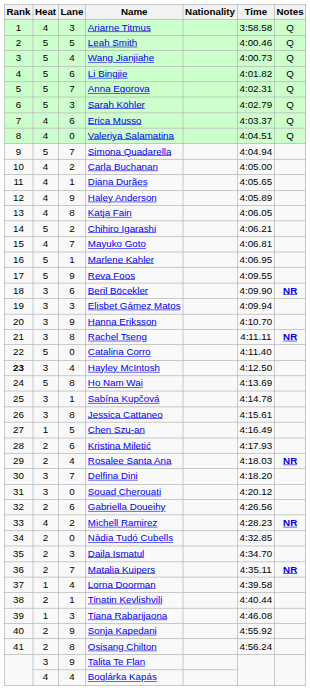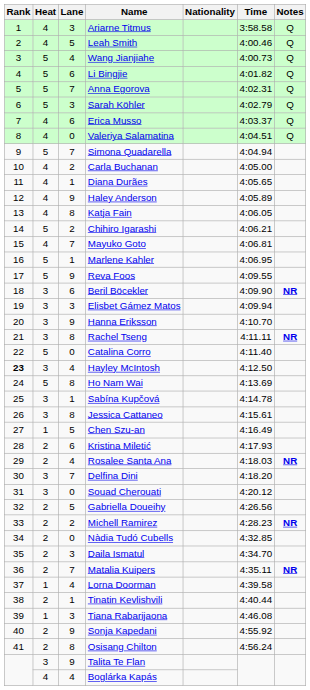(45, 43) 5 -> (45, 43) 4
(72, 507) 6 -> (72, 507) 5
(45, 523) 4 -> (45, 523) 2
